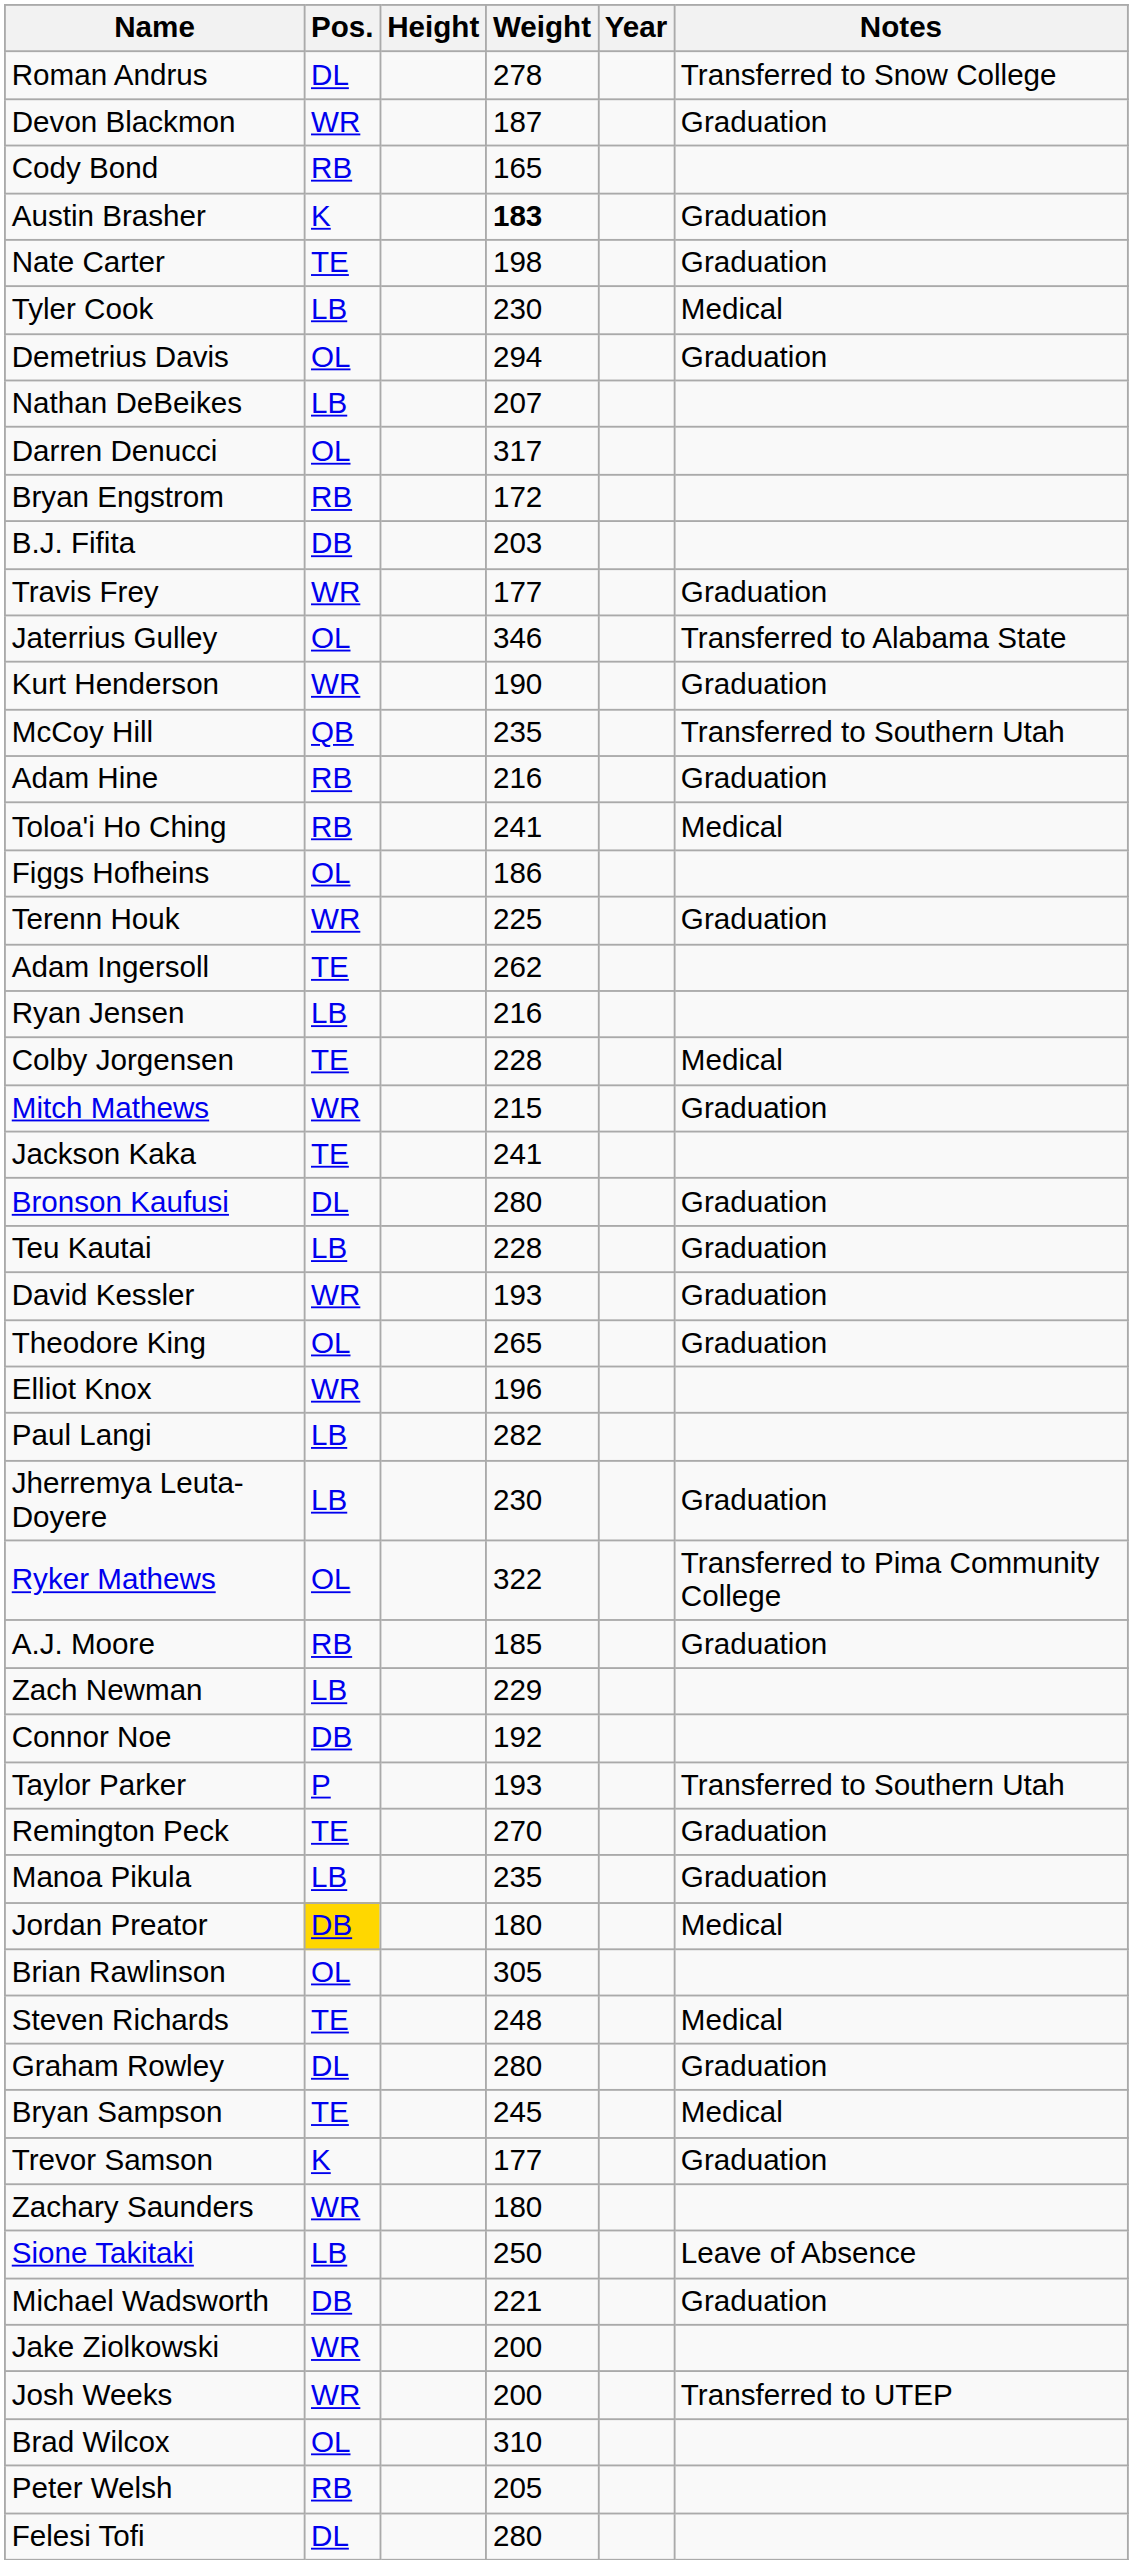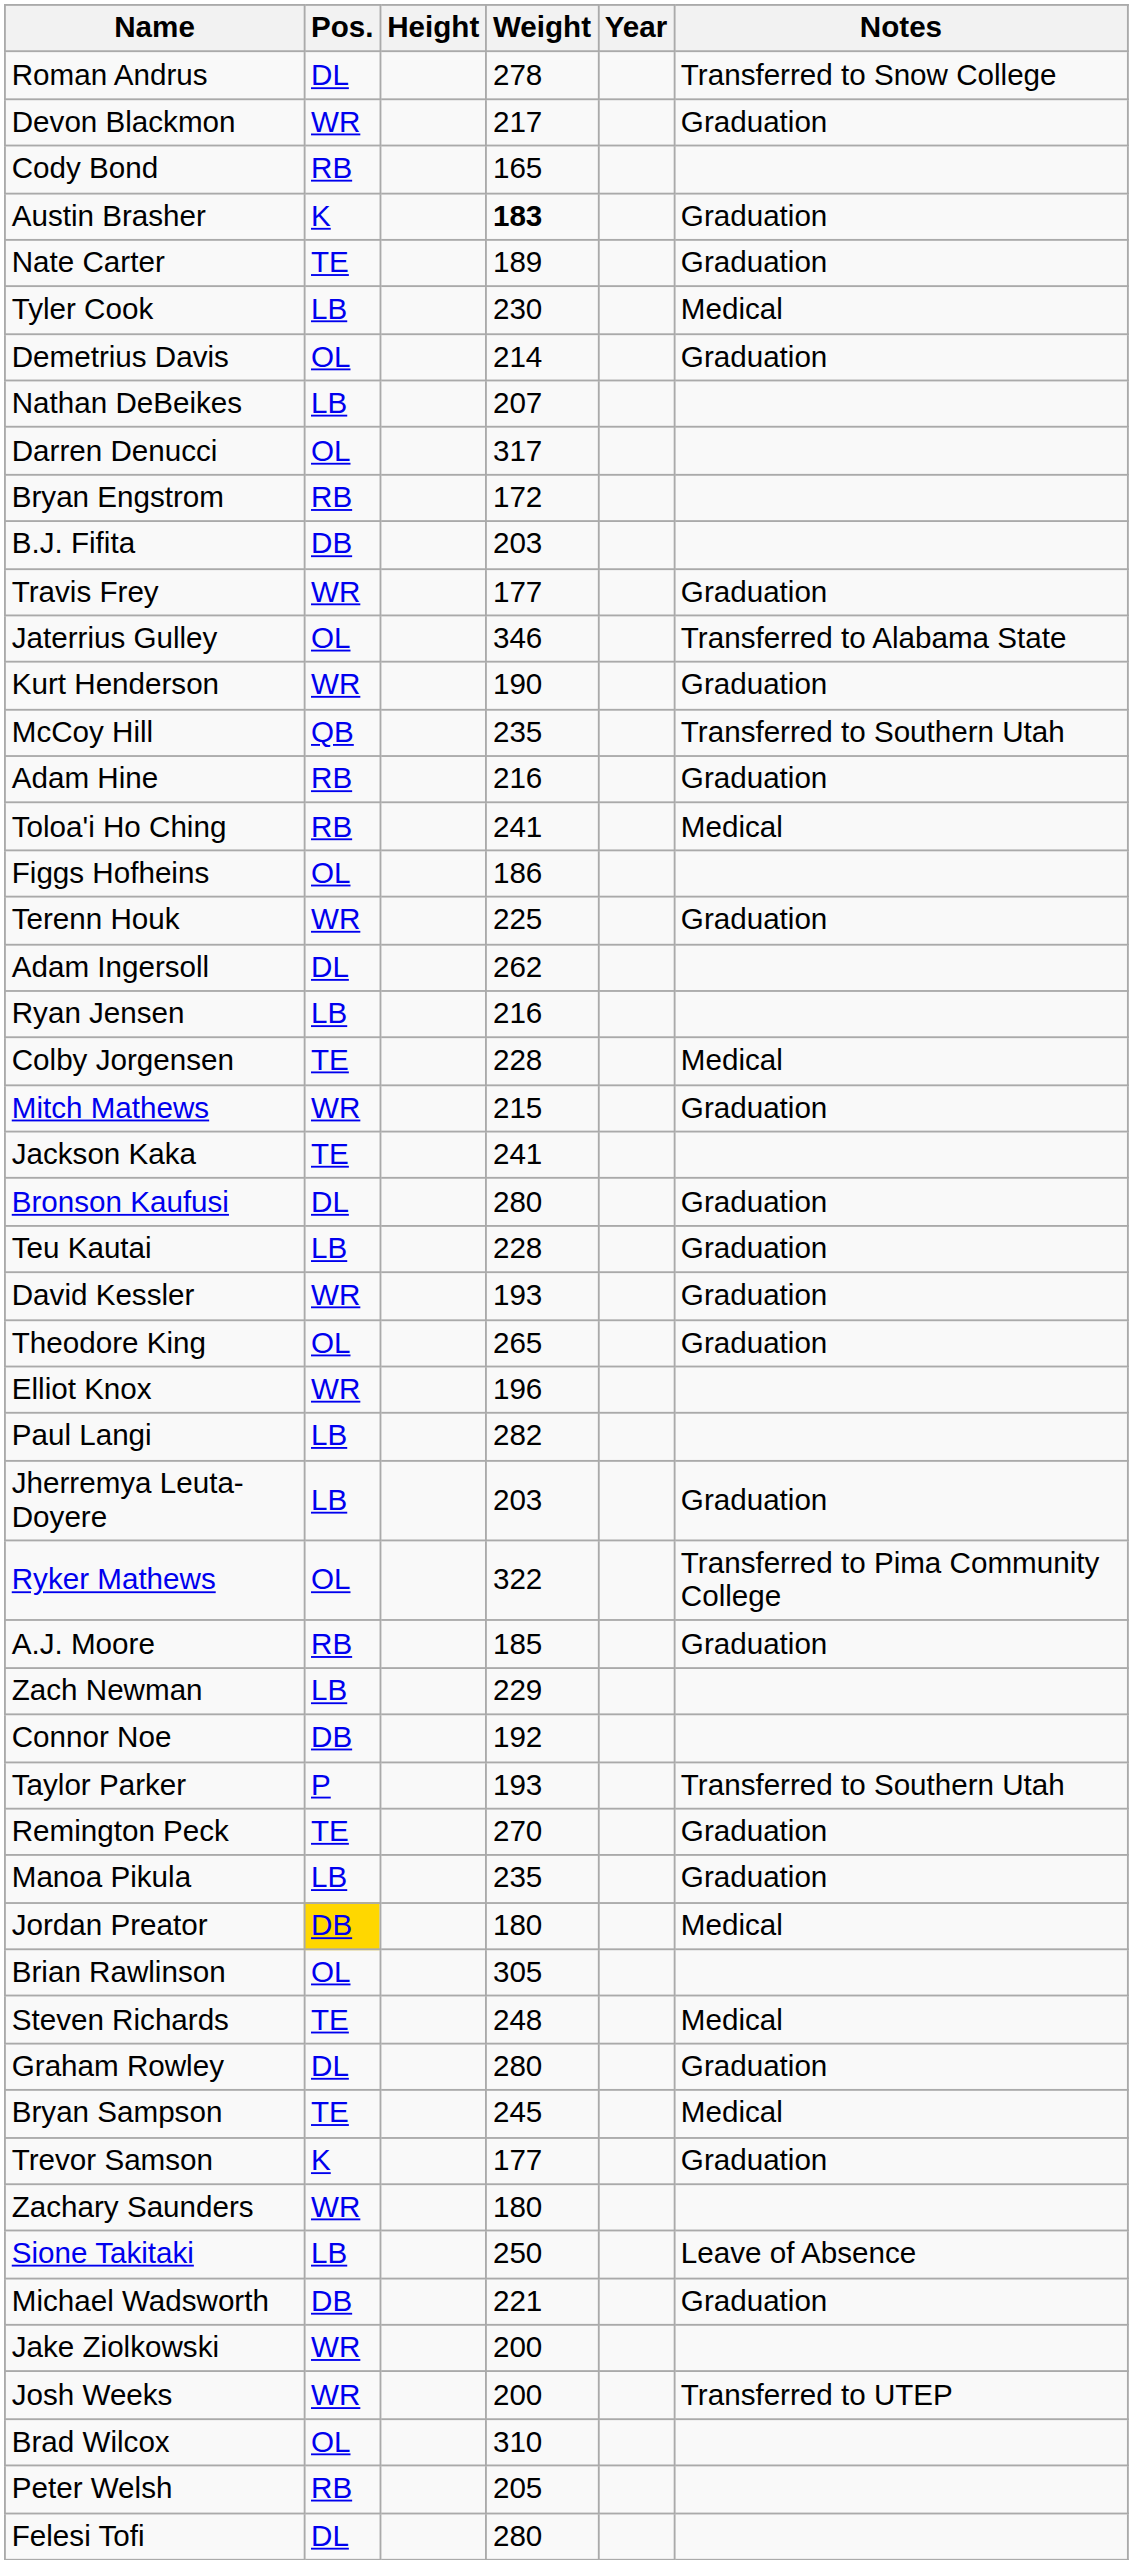(518, 121) 187 -> (518, 121) 217
(518, 262) 198 -> (518, 262) 189
(518, 356) 294 -> (518, 356) 214
(330, 966) TE -> (330, 966) DL
(518, 1499) 230 -> (518, 1499) 203
